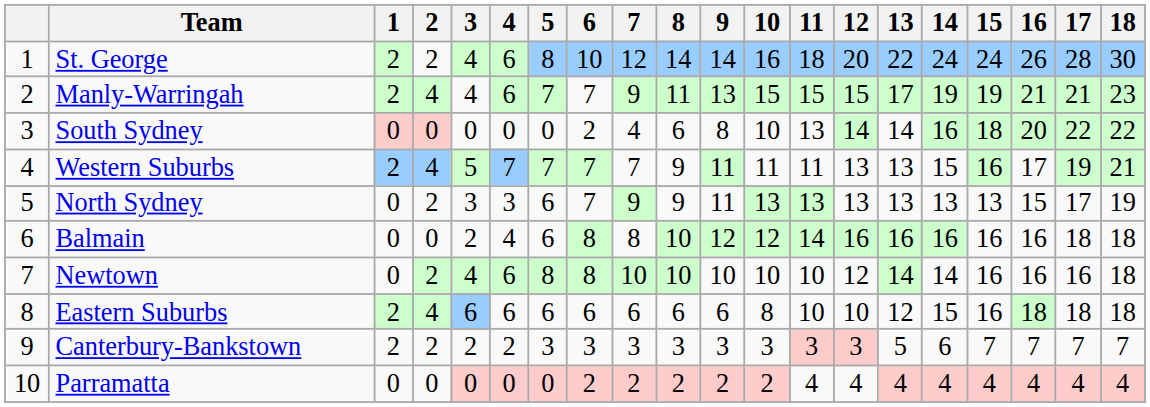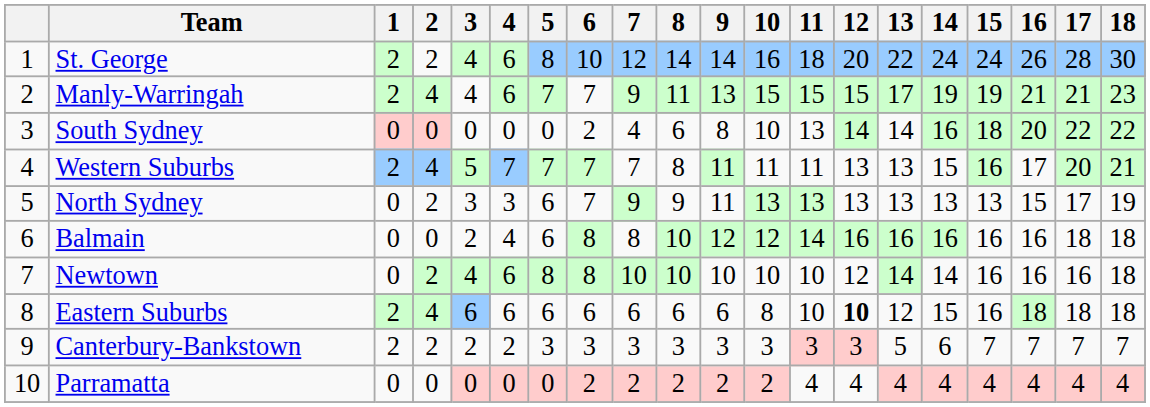(678, 167) 9 -> (678, 167) 8
(1078, 167) 19 -> (1078, 167) 20
(856, 311) normal -> (856, 311) bold
